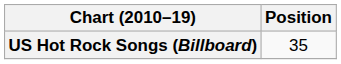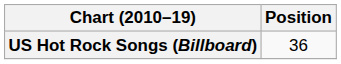(298, 44) 35 -> (298, 44) 36
